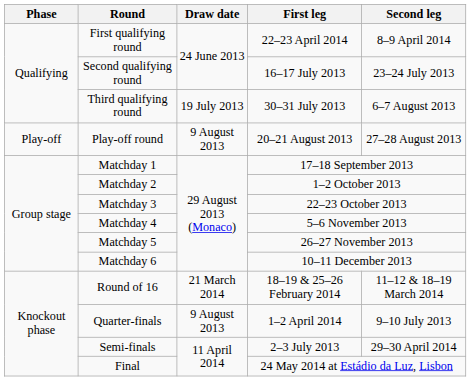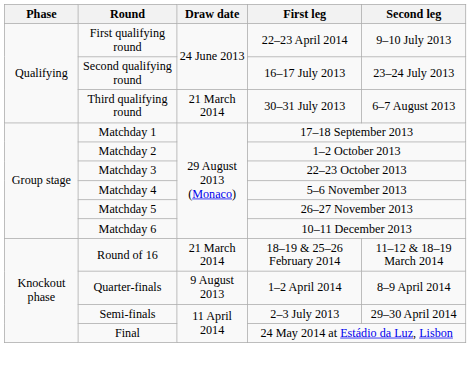(414, 40) 8–9 April 2014 -> (414, 40) 9–10 July 2013
(212, 106) 19 July 2013 -> (212, 106) 21 March 2014
- row: (127, 139)
(414, 320) 9–10 July 2013 -> (414, 287) 8–9 April 2014
